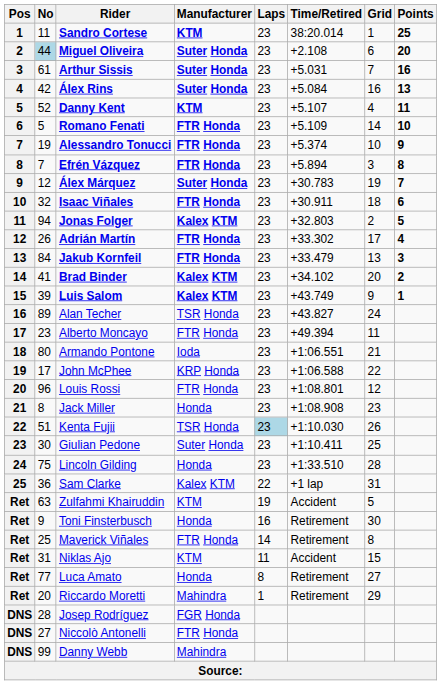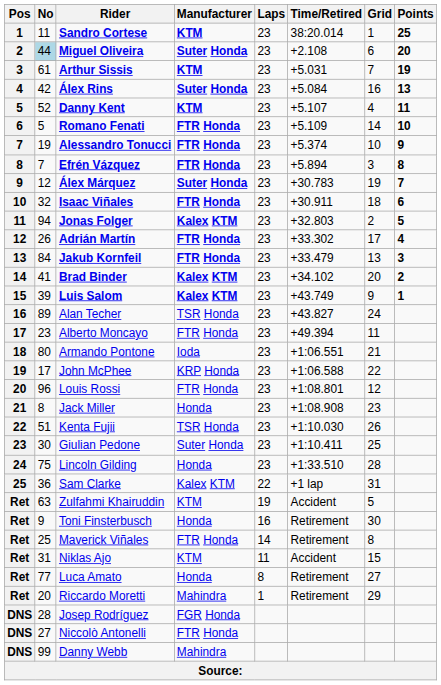(212, 70) Suter Honda -> (190, 70) KTM
(404, 70) 16 -> (404, 70) 19
(264, 427) lightblue background -> (264, 427) no background
